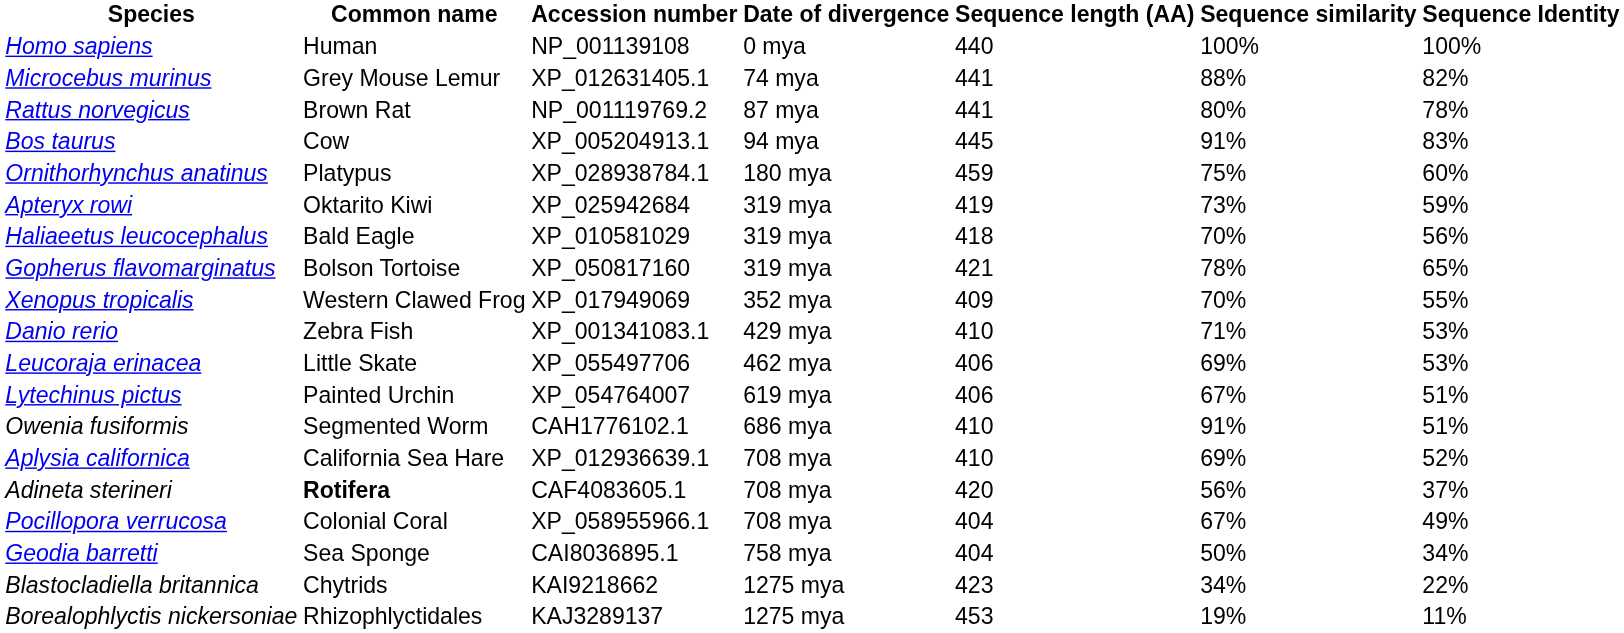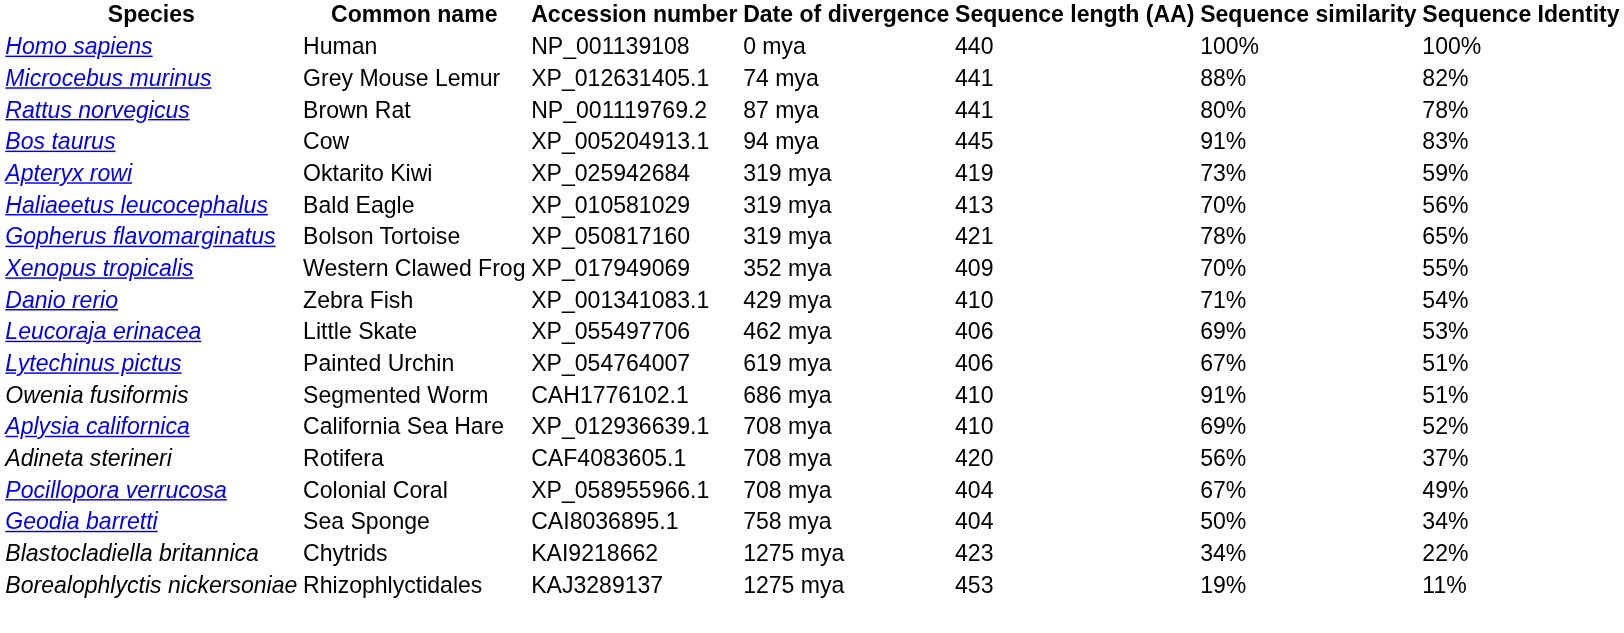- row: (137, 173)
(974, 236) 418 -> (974, 205) 413
(1445, 331) 53% -> (1445, 300) 54%
(347, 490) bold -> (343, 458) normal
